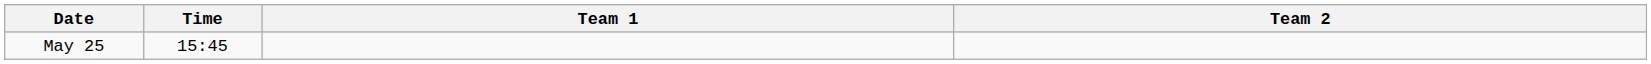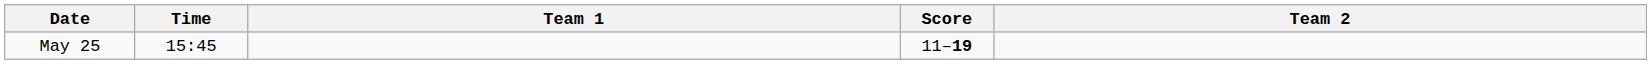+ column: (947, 18)
